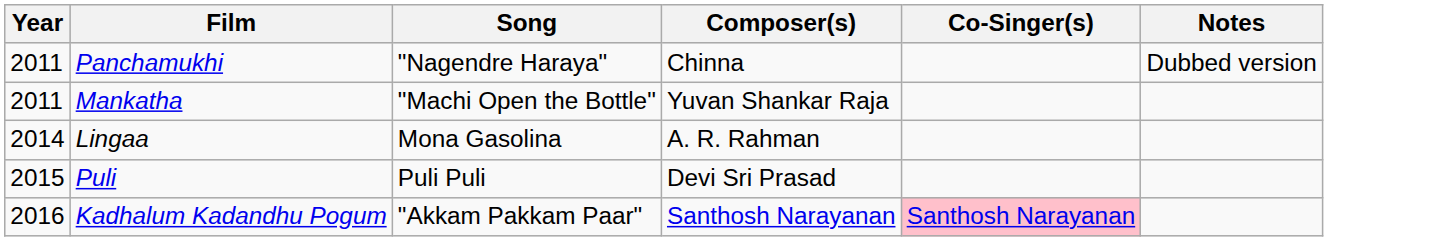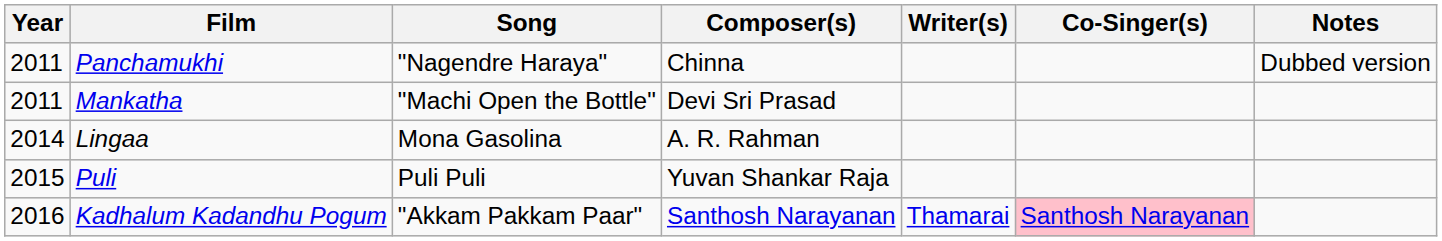+ column: (958, 23)
(778, 100) Yuvan Shankar Raja -> (751, 100) Devi Sri Prasad
(751, 178) Devi Sri Prasad -> (778, 178) Yuvan Shankar Raja
